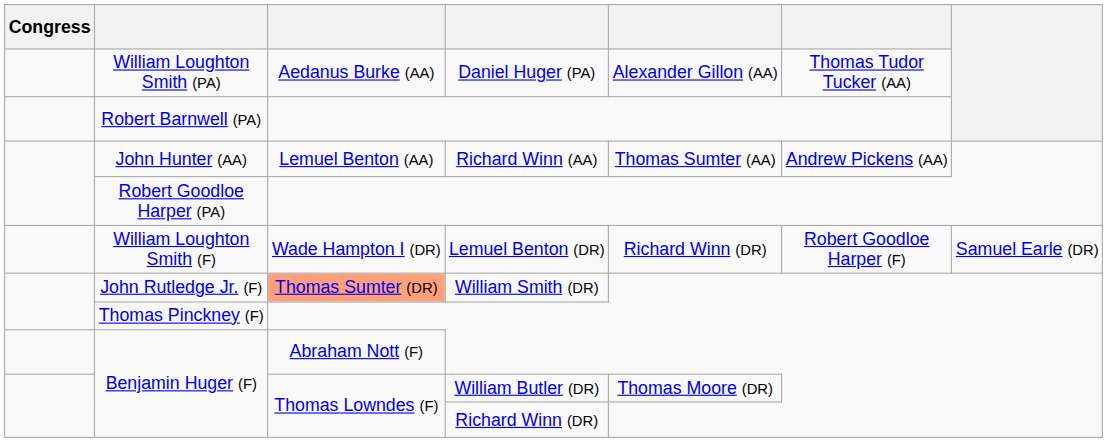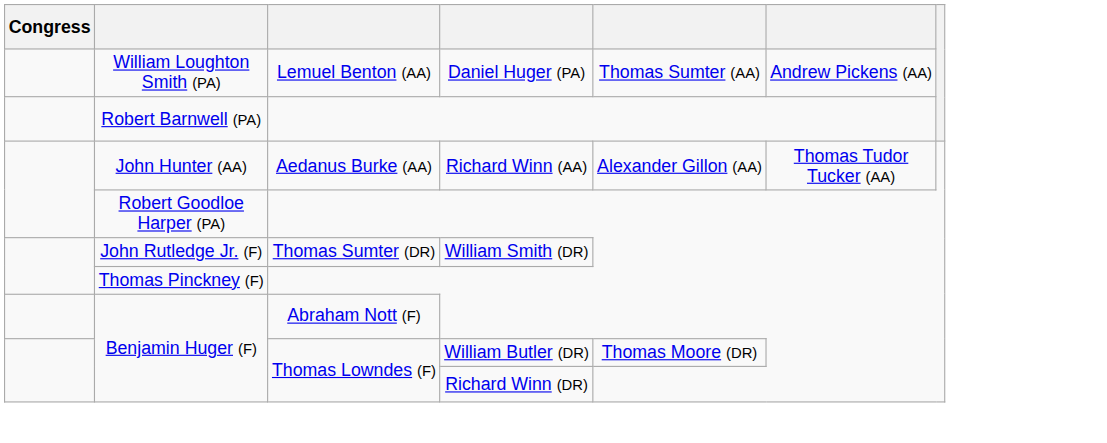(356, 72) Aedanus Burke (AA) -> (354, 72) Lemuel Benton (AA)
(695, 72) Alexander Gillon (AA) -> (680, 72) Thomas Sumter (AA)
(867, 72) Thomas Tudor Tucker (AA) -> (851, 72) Andrew Pickens (AA)
(356, 159) Lemuel Benton (AA) -> (354, 165) Aedanus Burke (AA)
(695, 159) Thomas Sumter (AA) -> (680, 165) Alexander Gillon (AA)
(867, 159) Andrew Pickens (AA) -> (851, 165) Thomas Tudor Tucker (AA)
- row: (181, 249)
(356, 287) lightsalmon background -> (354, 251) no background
